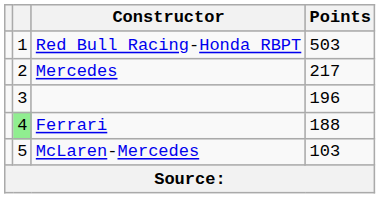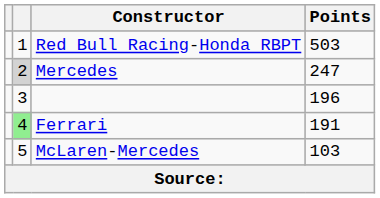(22, 72) no background -> (22, 72) lightgrey background
(325, 72) 217 -> (325, 72) 247
(325, 125) 188 -> (325, 125) 191
